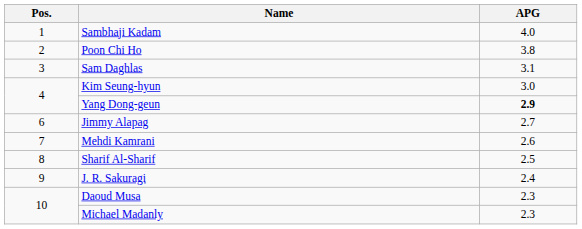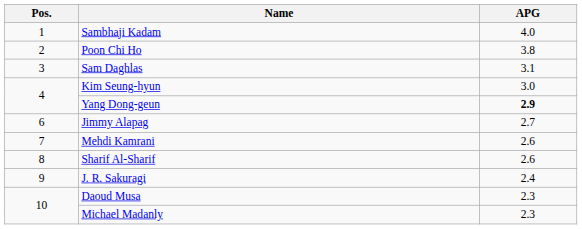(528, 159) 2.5 -> (528, 159) 2.6
